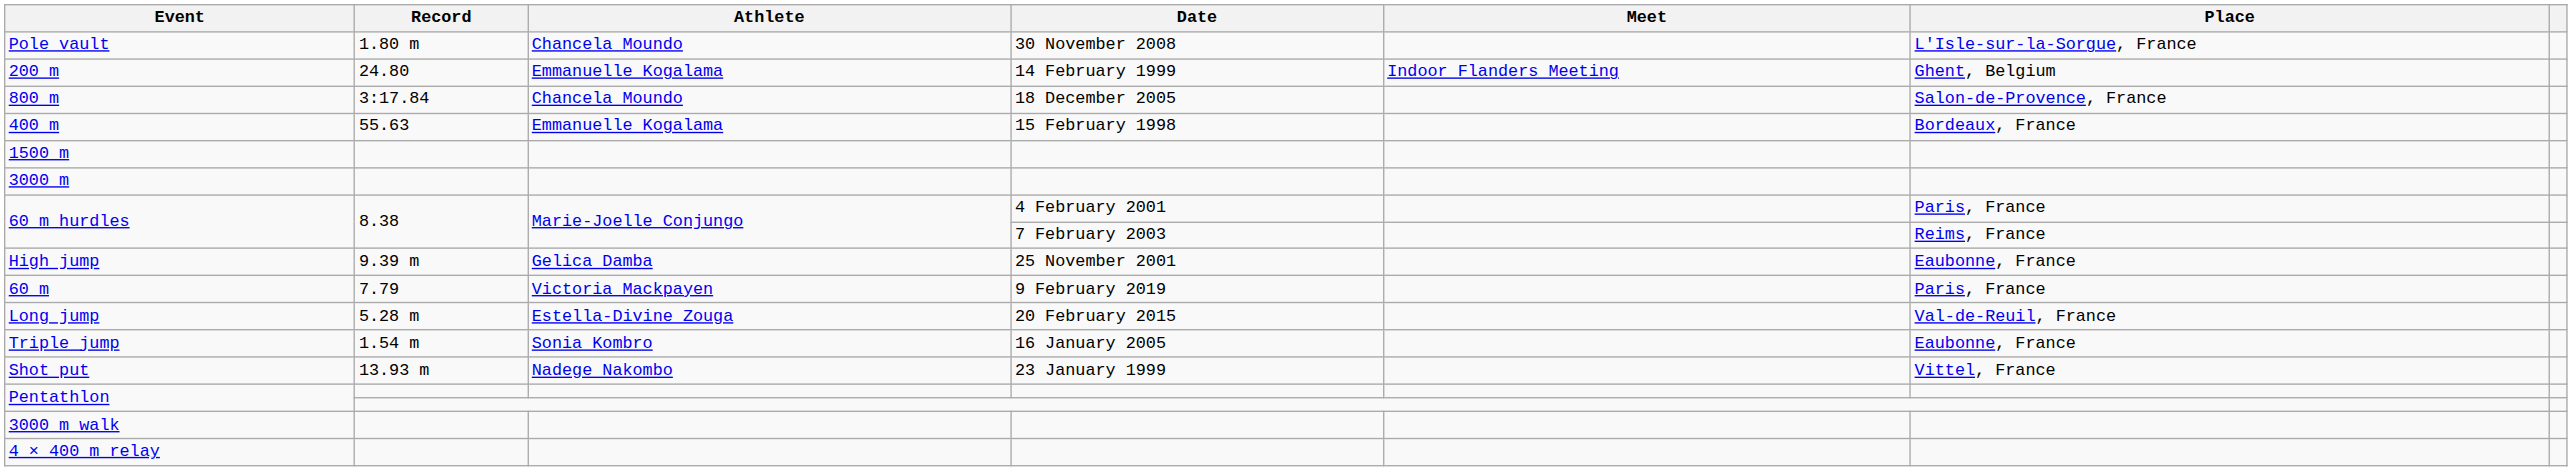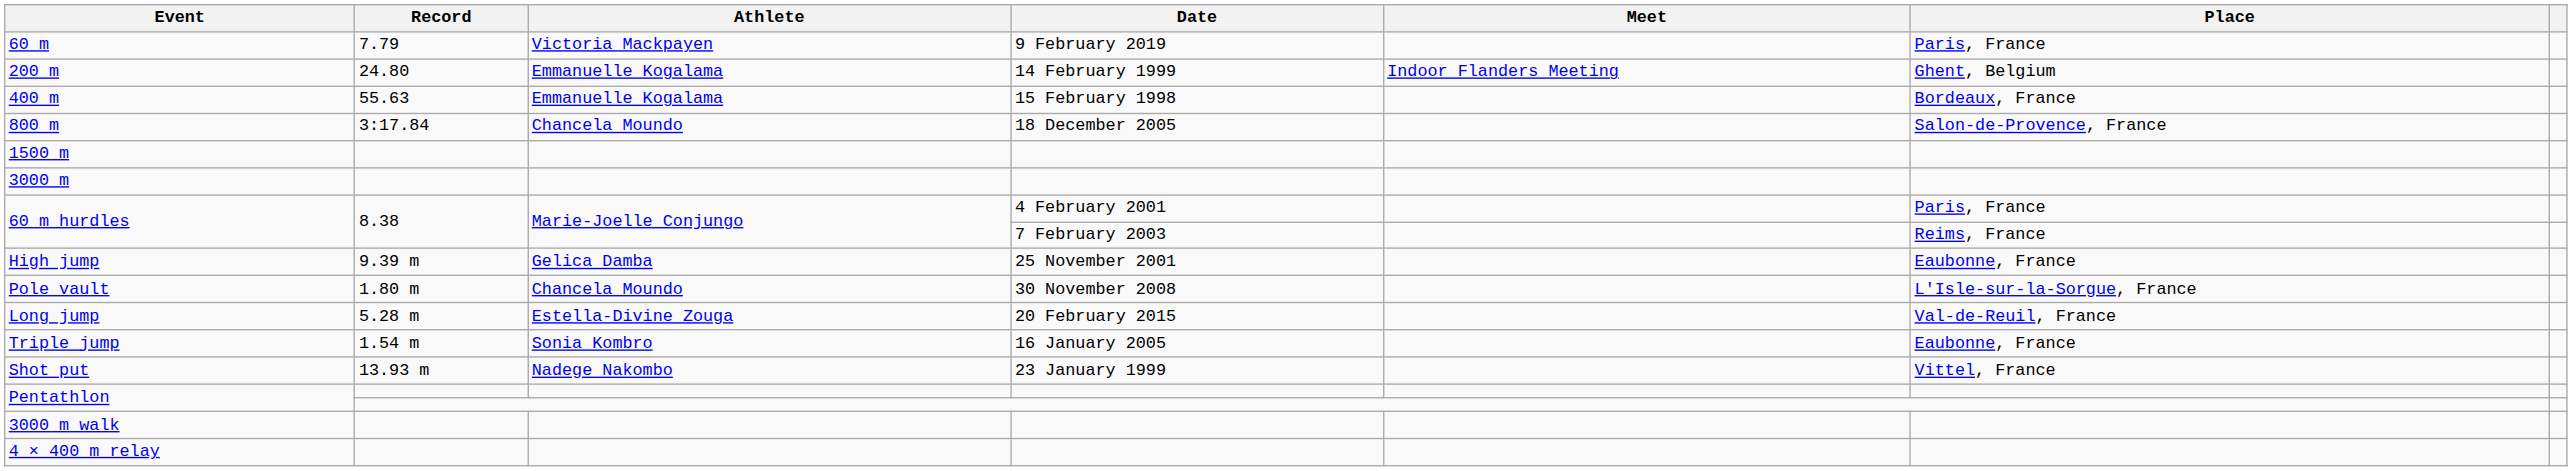rows swapped: (29, 290) <-> (59, 46)
rows swapped: (34, 127) <-> (34, 100)
